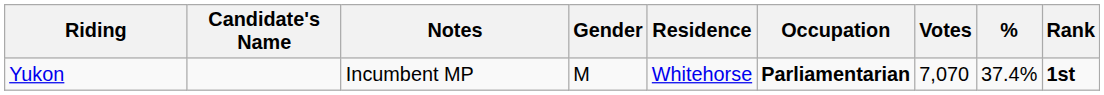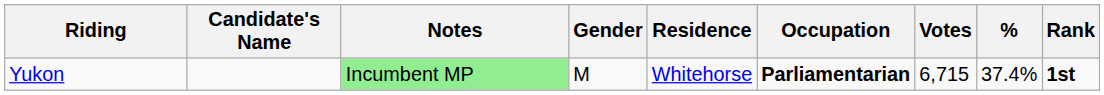(410, 74) no background -> (410, 74) lightgreen background
(944, 74) 7,070 -> (944, 74) 6,715
